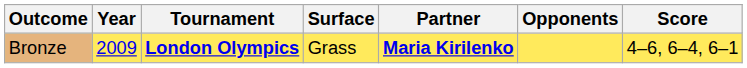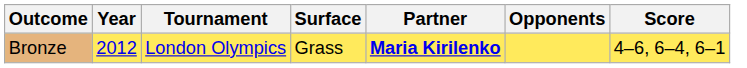(117, 47) 2009 -> (117, 47) 2012
(222, 47) bold -> (216, 47) normal
